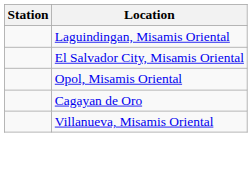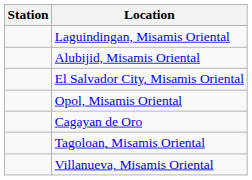+ row: (127, 57)
+ row: (130, 143)
